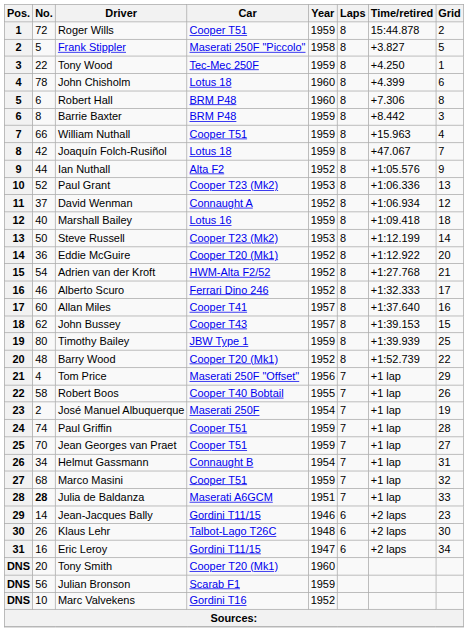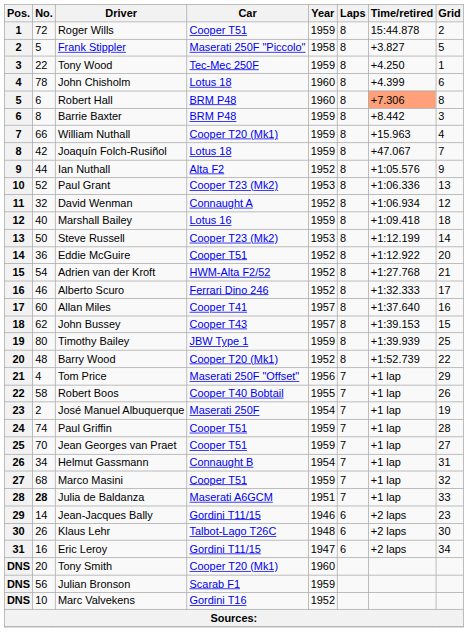(388, 100) no background -> (388, 100) lightsalmon background
(218, 134) Cooper T51 -> (234, 134) Cooper T20 (Mk1)
(41, 204) 37 -> (41, 204) 32
(234, 255) Cooper T20 (Mk1) -> (218, 255) Cooper T51
